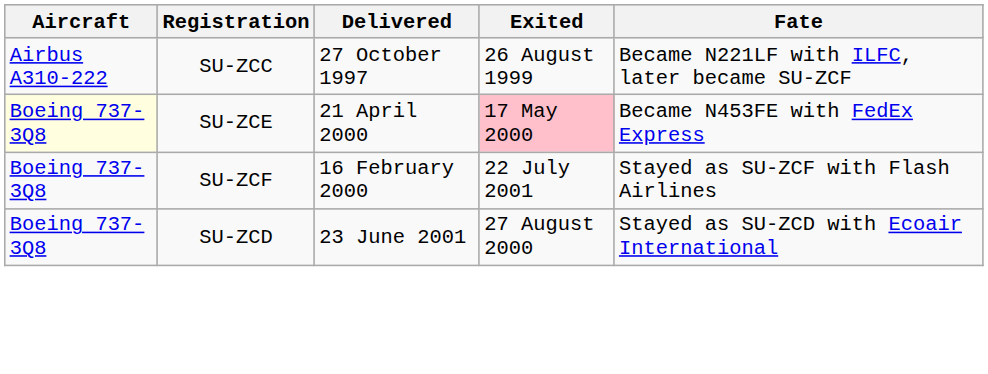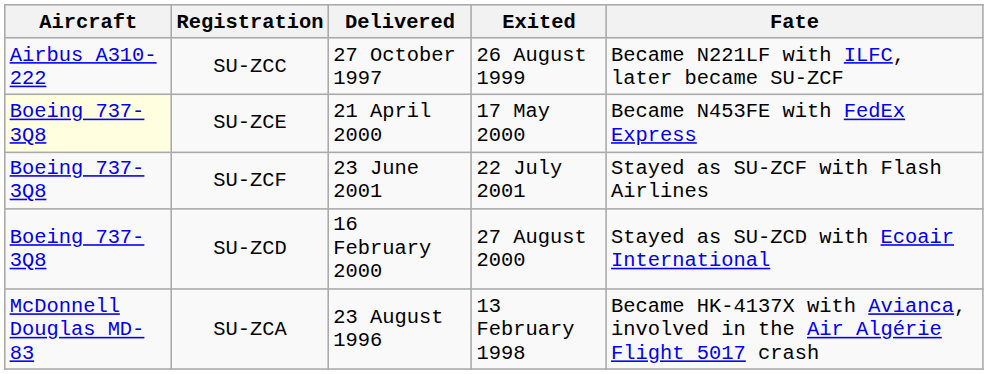(521, 123) pink background -> (513, 123) no background
(387, 180) 16 February 2000 -> (376, 180) 23 June 2001
(393, 237) 23 June 2001 -> (382, 249) 16 February 2000
+ row: (250, 329)
